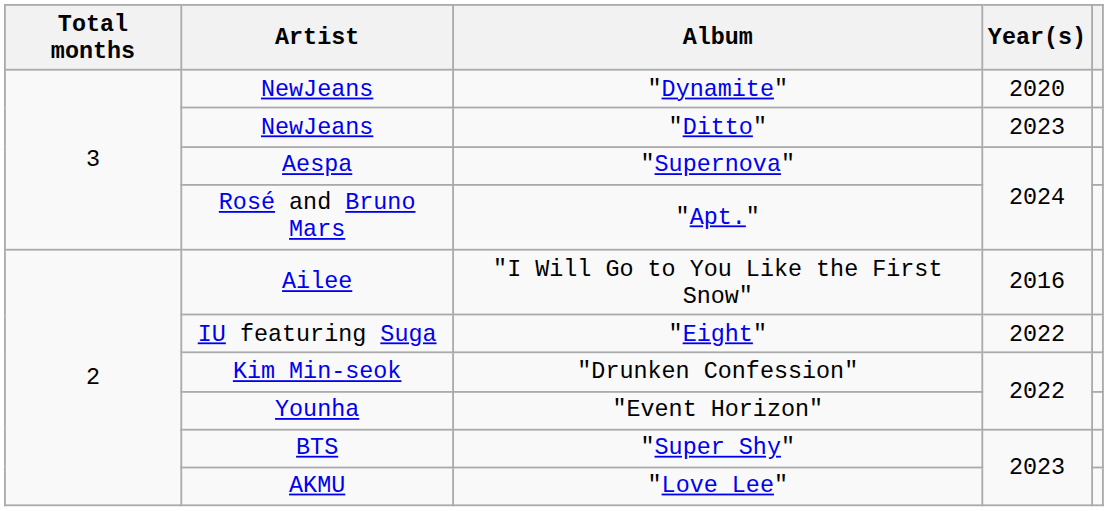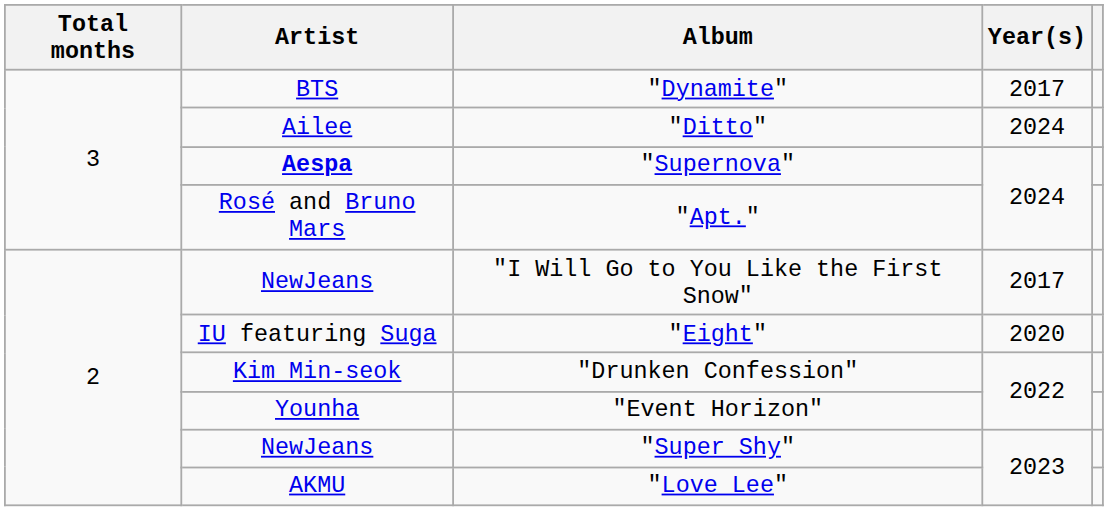(317, 89) NewJeans -> (317, 89) BTS
(1037, 89) 2020 -> (1037, 89) 2017
(317, 127) NewJeans -> (317, 127) Ailee
(1037, 127) 2023 -> (1037, 127) 2024
(317, 165) normal -> (317, 165) bold
(317, 282) Ailee -> (317, 282) NewJeans
(1037, 282) 2016 -> (1037, 282) 2017
(1037, 334) 2022 -> (1037, 334) 2020
(317, 448) BTS -> (317, 448) NewJeans
